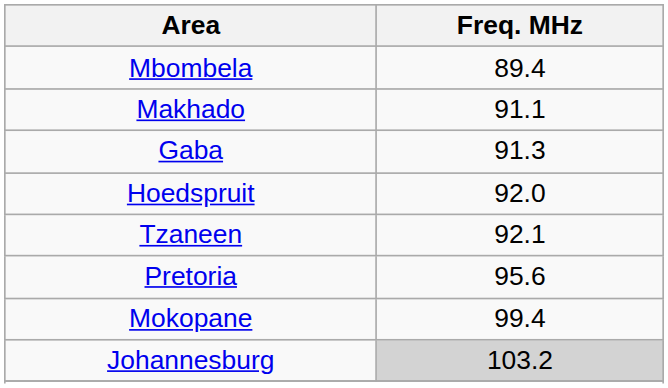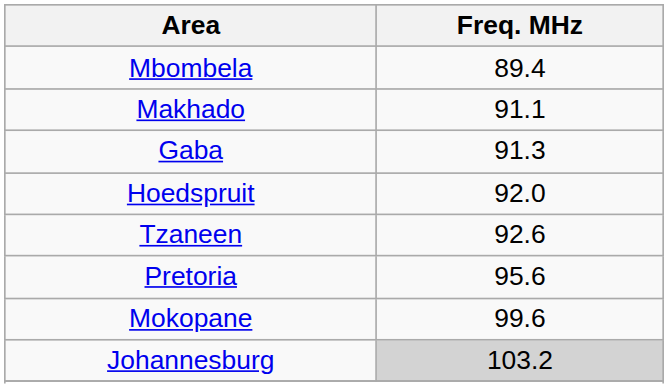(520, 234) 92.1 -> (520, 234) 92.6
(520, 318) 99.4 -> (520, 318) 99.6
